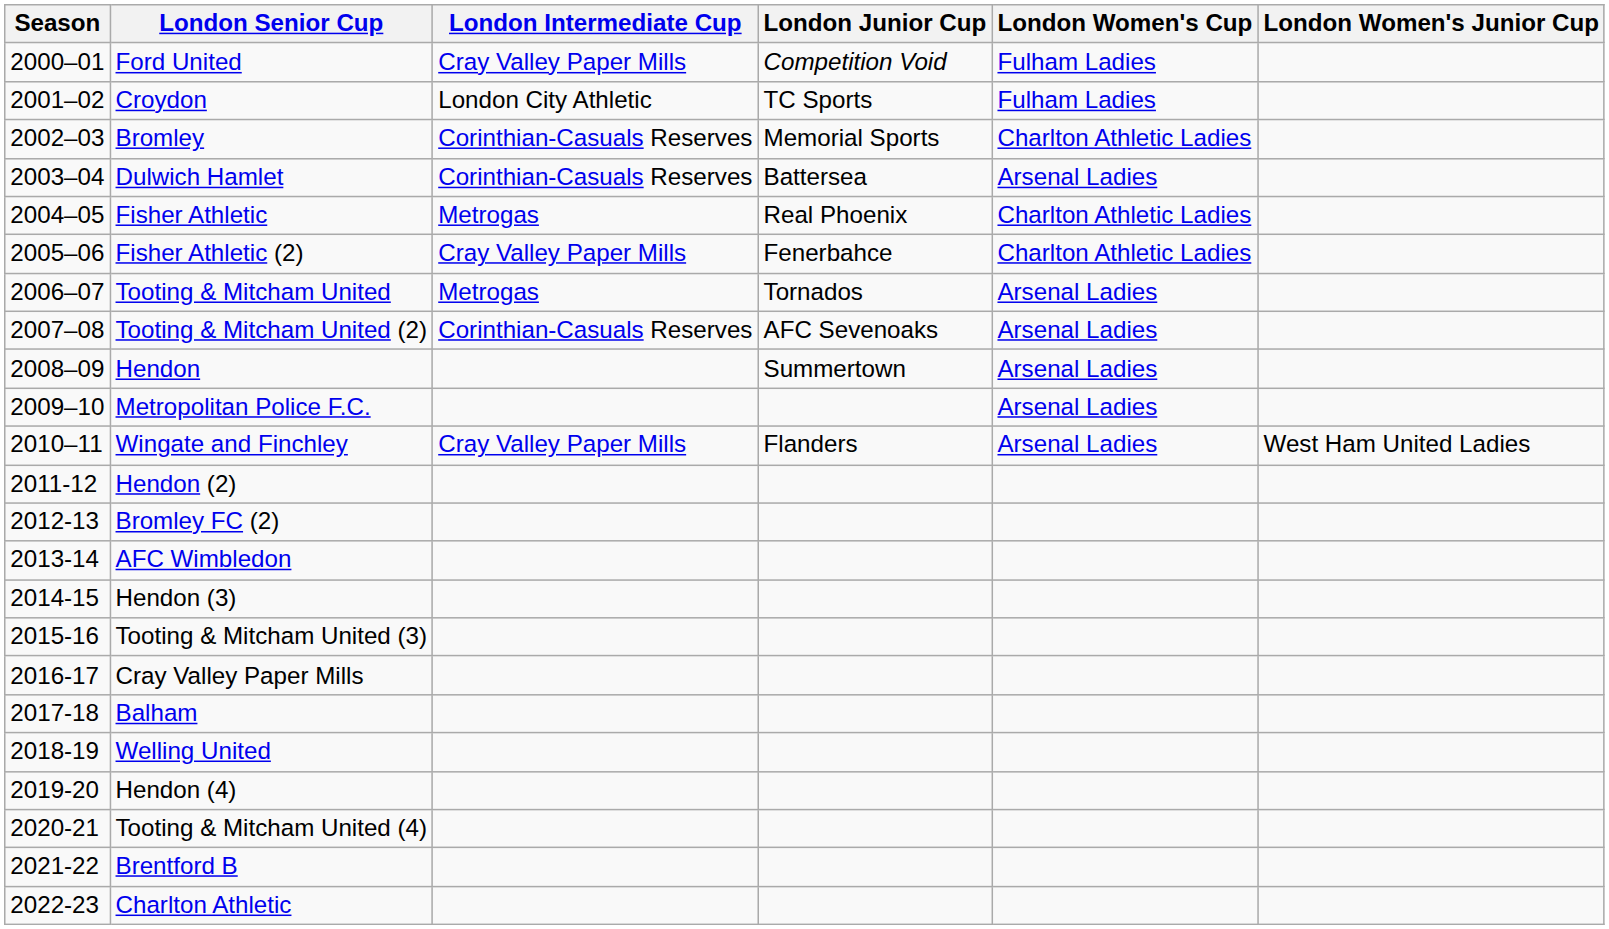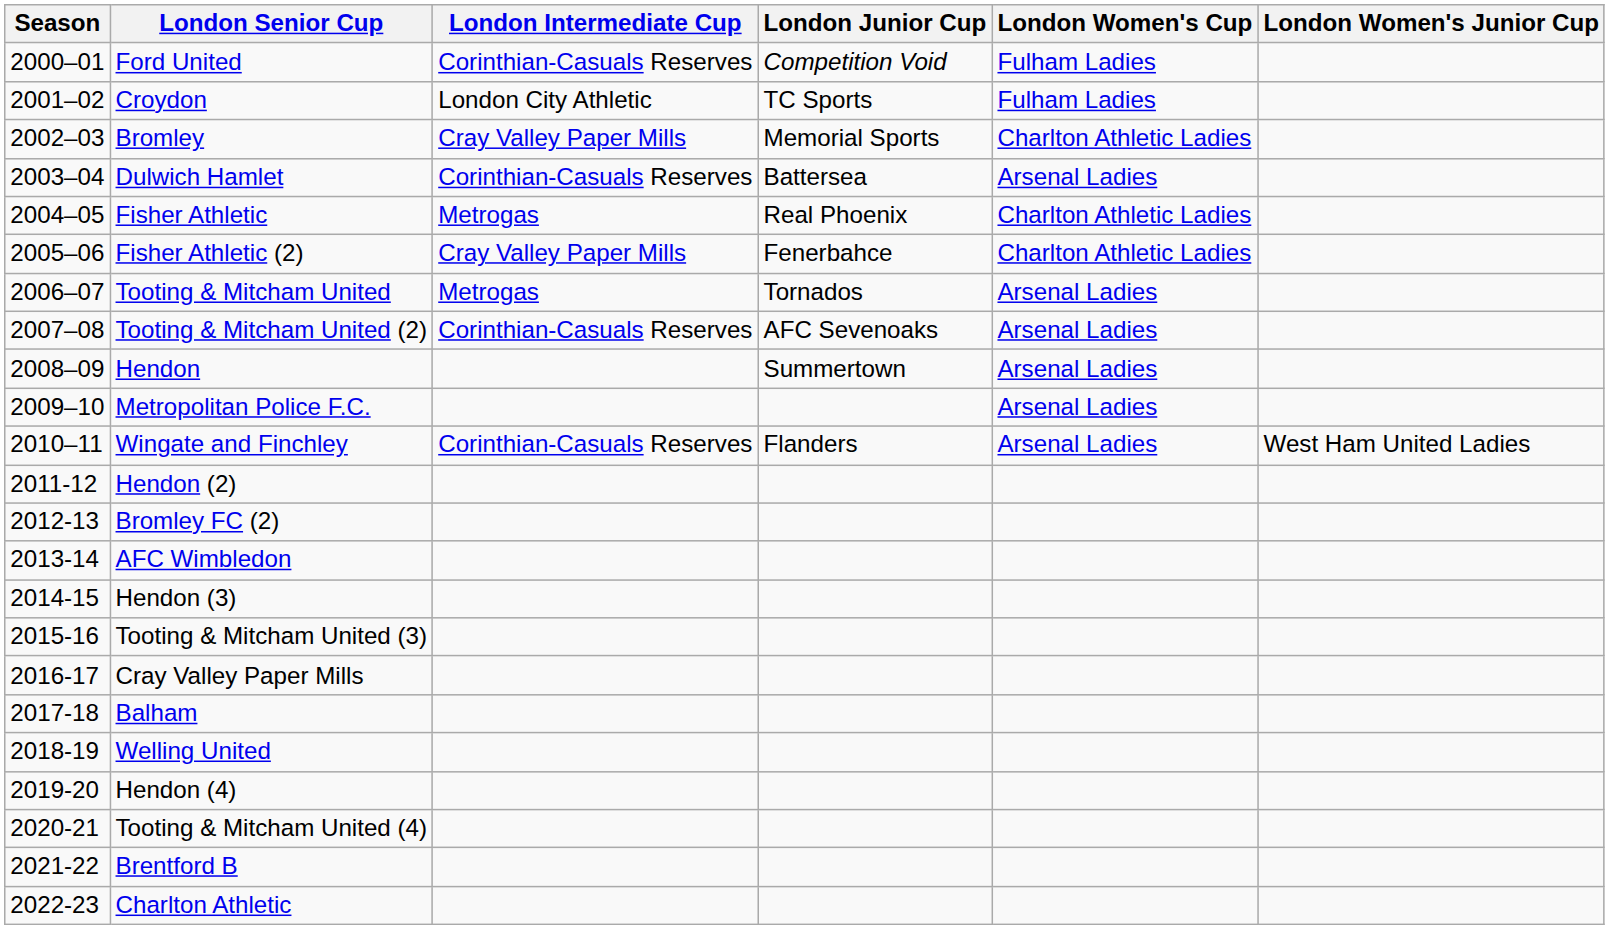(562, 61) Cray Valley Paper Mills -> (595, 61) Corinthian-Casuals Reserves
(595, 138) Corinthian-Casuals Reserves -> (562, 138) Cray Valley Paper Mills
(562, 445) Cray Valley Paper Mills -> (595, 445) Corinthian-Casuals Reserves
